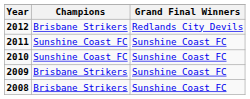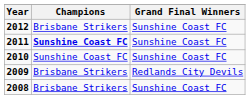(188, 27) Redlands City Devils -> (179, 27) Sunshine Coast FC
(80, 42) normal -> (80, 42) bold
(179, 72) Sunshine Coast FC -> (188, 72) Redlands City Devils
